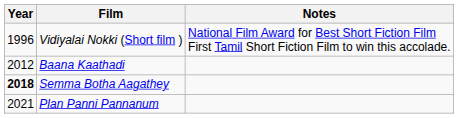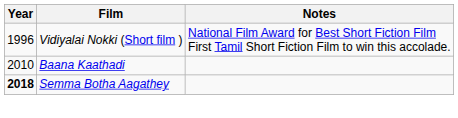(20, 65) 2012 -> (20, 65) 2010
- row: (99, 103)
